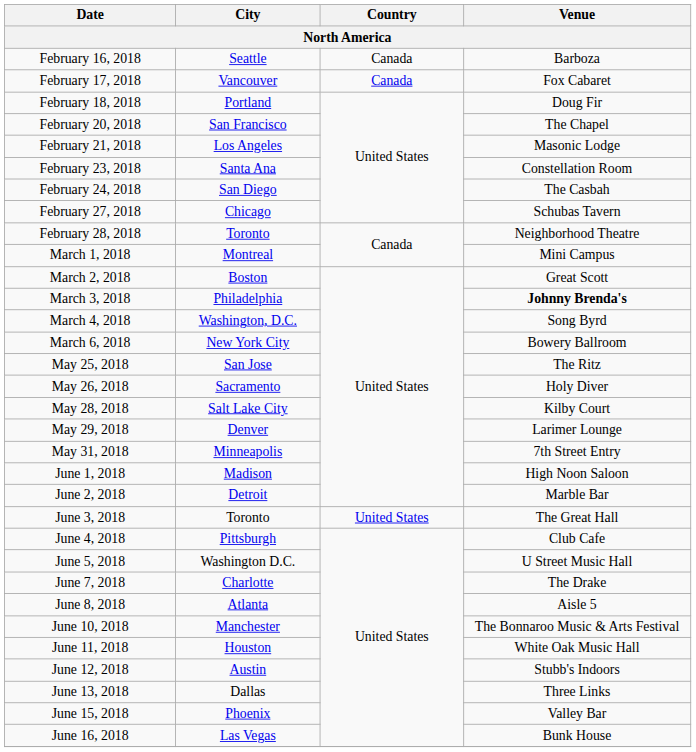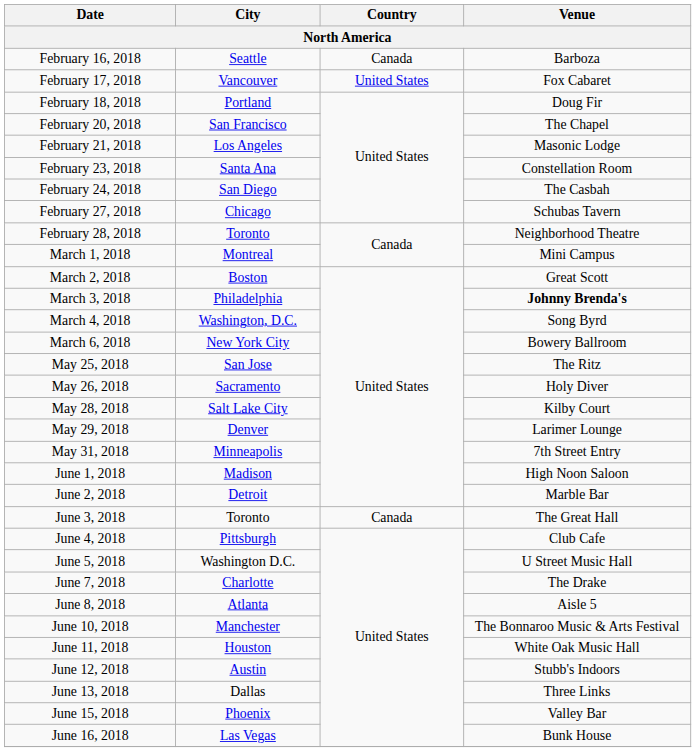(392, 80) Canada -> (392, 80) United States
(392, 517) United States -> (392, 517) Canada
